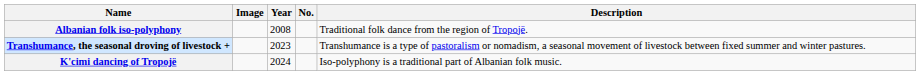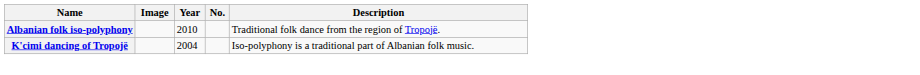(280, 29) 2008 -> (187, 29) 2010
- row: (118, 45)
(280, 62) 2024 -> (187, 45) 2004
